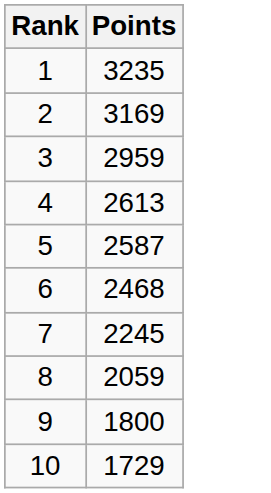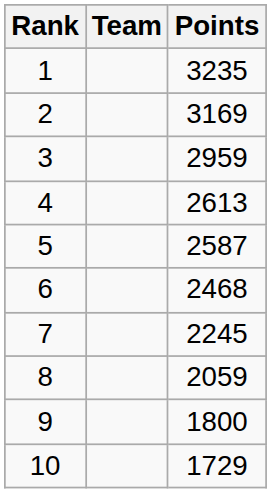+ column: (127, 26)
